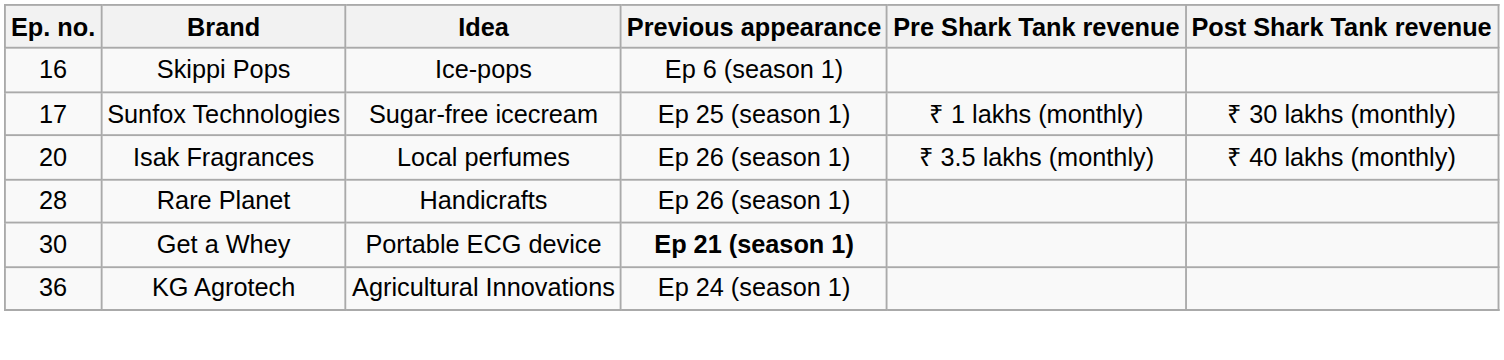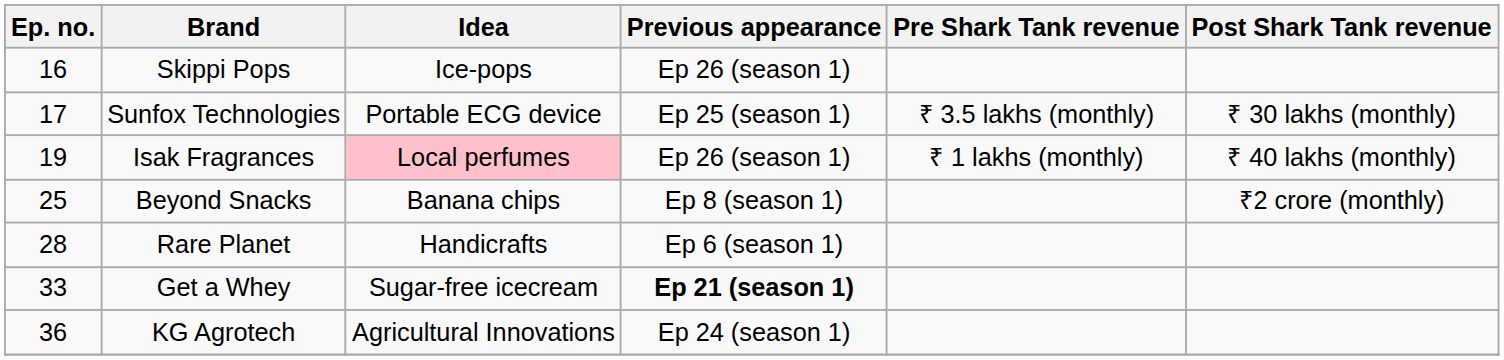(754, 70) Ep 6 (season 1) -> (754, 70) Ep 26 (season 1)
(483, 114) Sugar-free icecream -> (483, 114) Portable ECG device
(1036, 114) ₹ 1 lakhs (monthly) -> (1036, 114) ₹ 3.5 lakhs (monthly)
(53, 157) 20 -> (53, 157) 19
(483, 157) no background -> (483, 157) pink background
(1036, 157) ₹ 3.5 lakhs (monthly) -> (1036, 157) ₹ 1 lakhs (monthly)
+ row: (224, 201)
(754, 201) Ep 26 (season 1) -> (754, 244) Ep 6 (season 1)
(53, 244) 30 -> (53, 288) 33
(483, 244) Portable ECG device -> (483, 288) Sugar-free icecream
